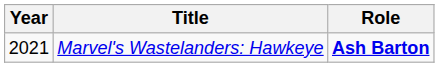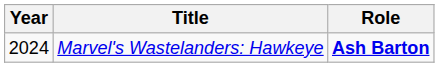(29, 47) 2021 -> (29, 47) 2024
